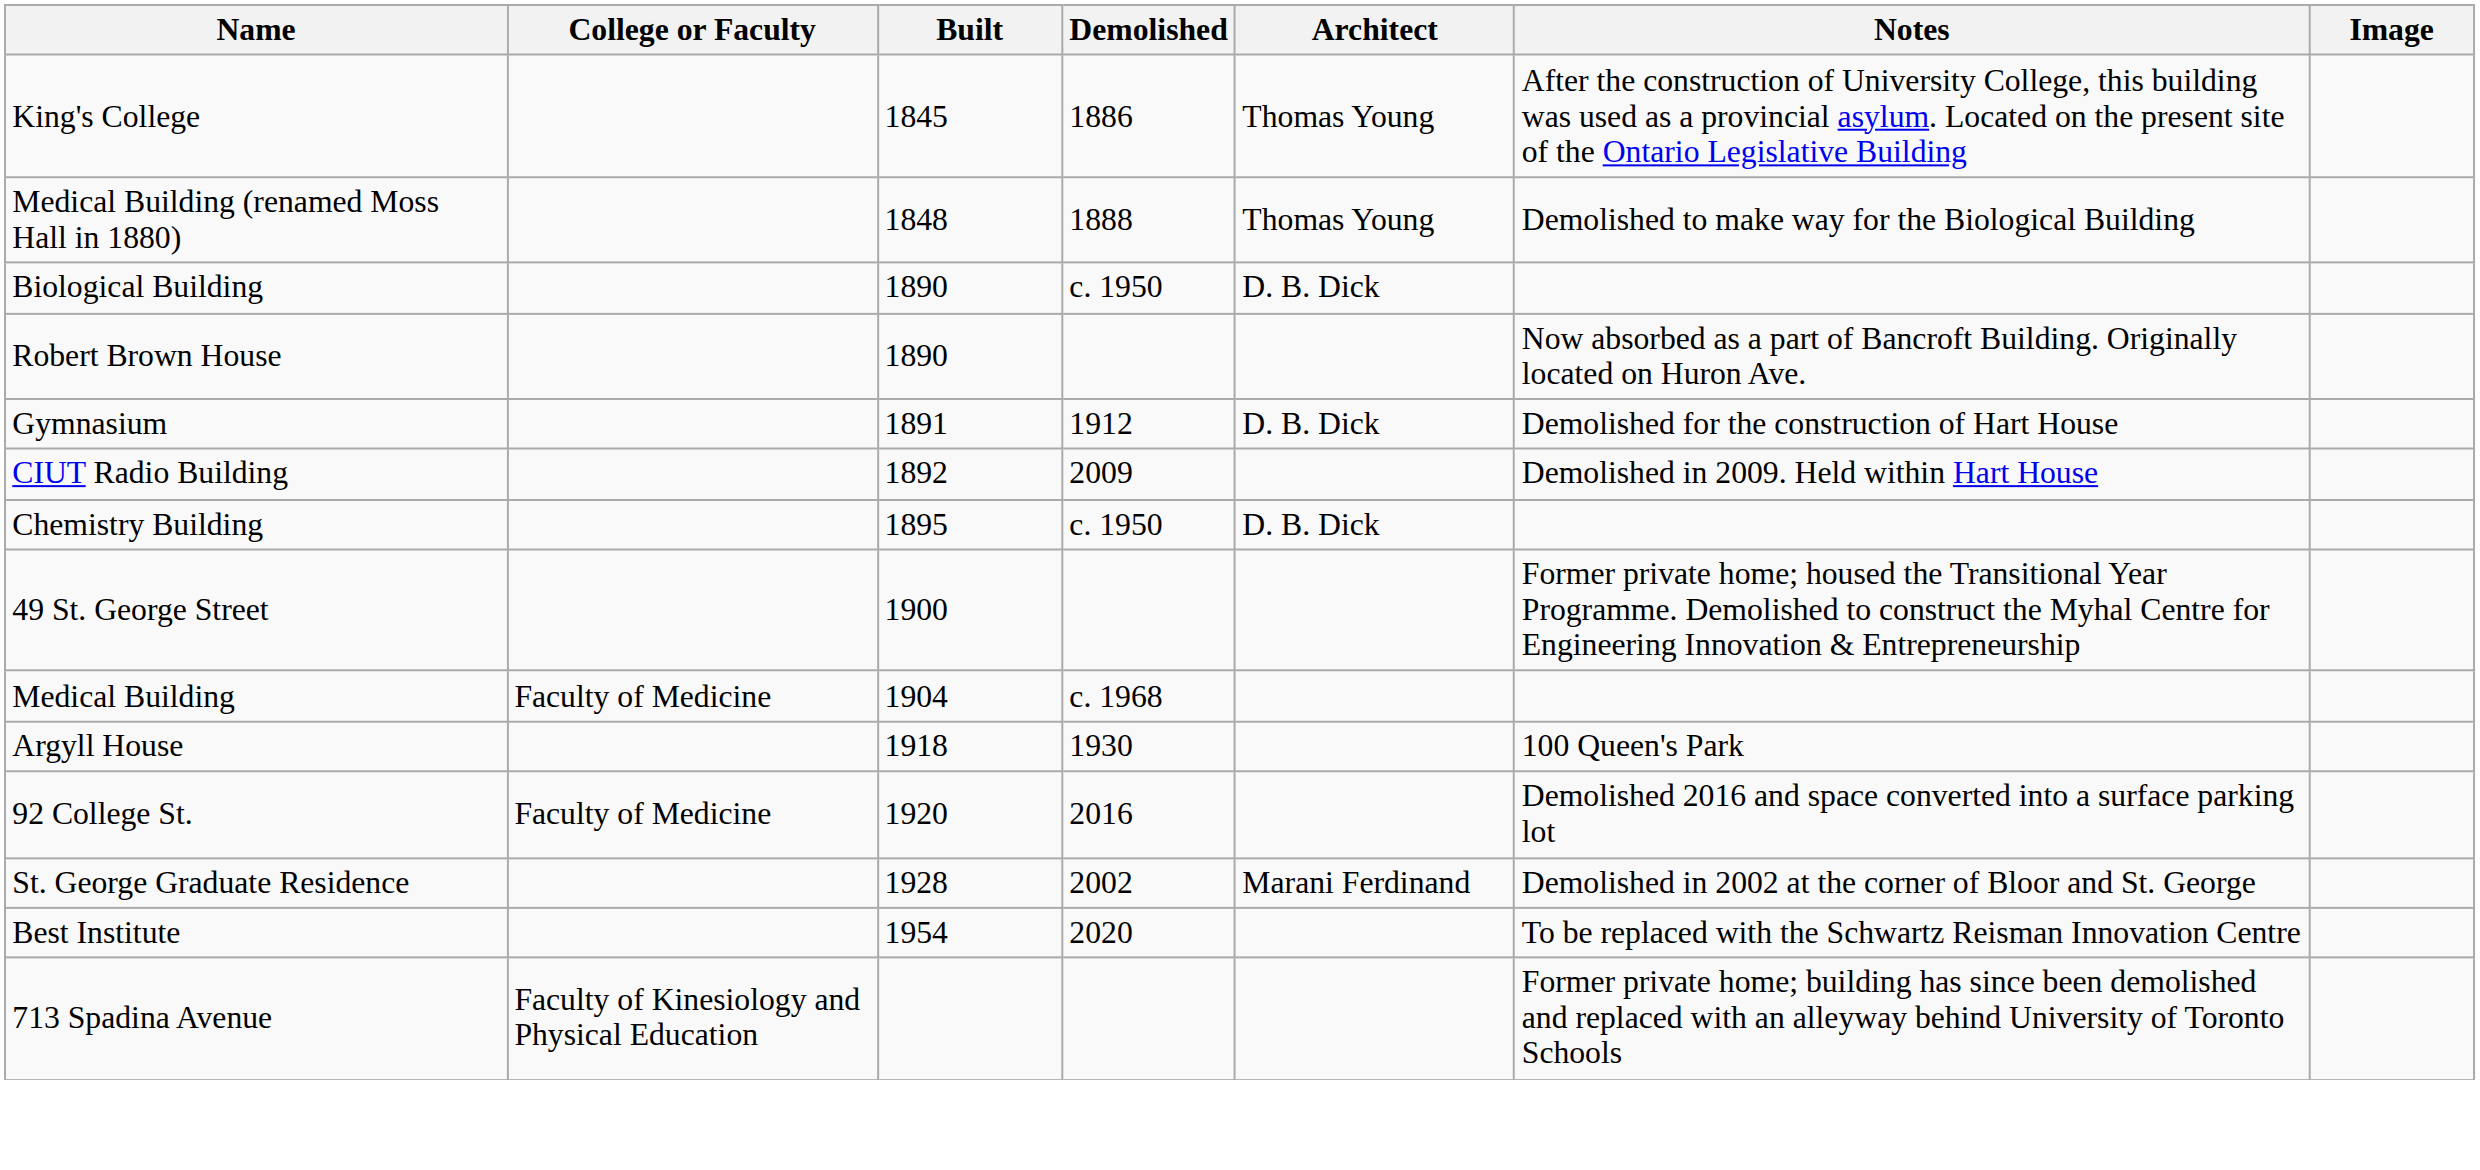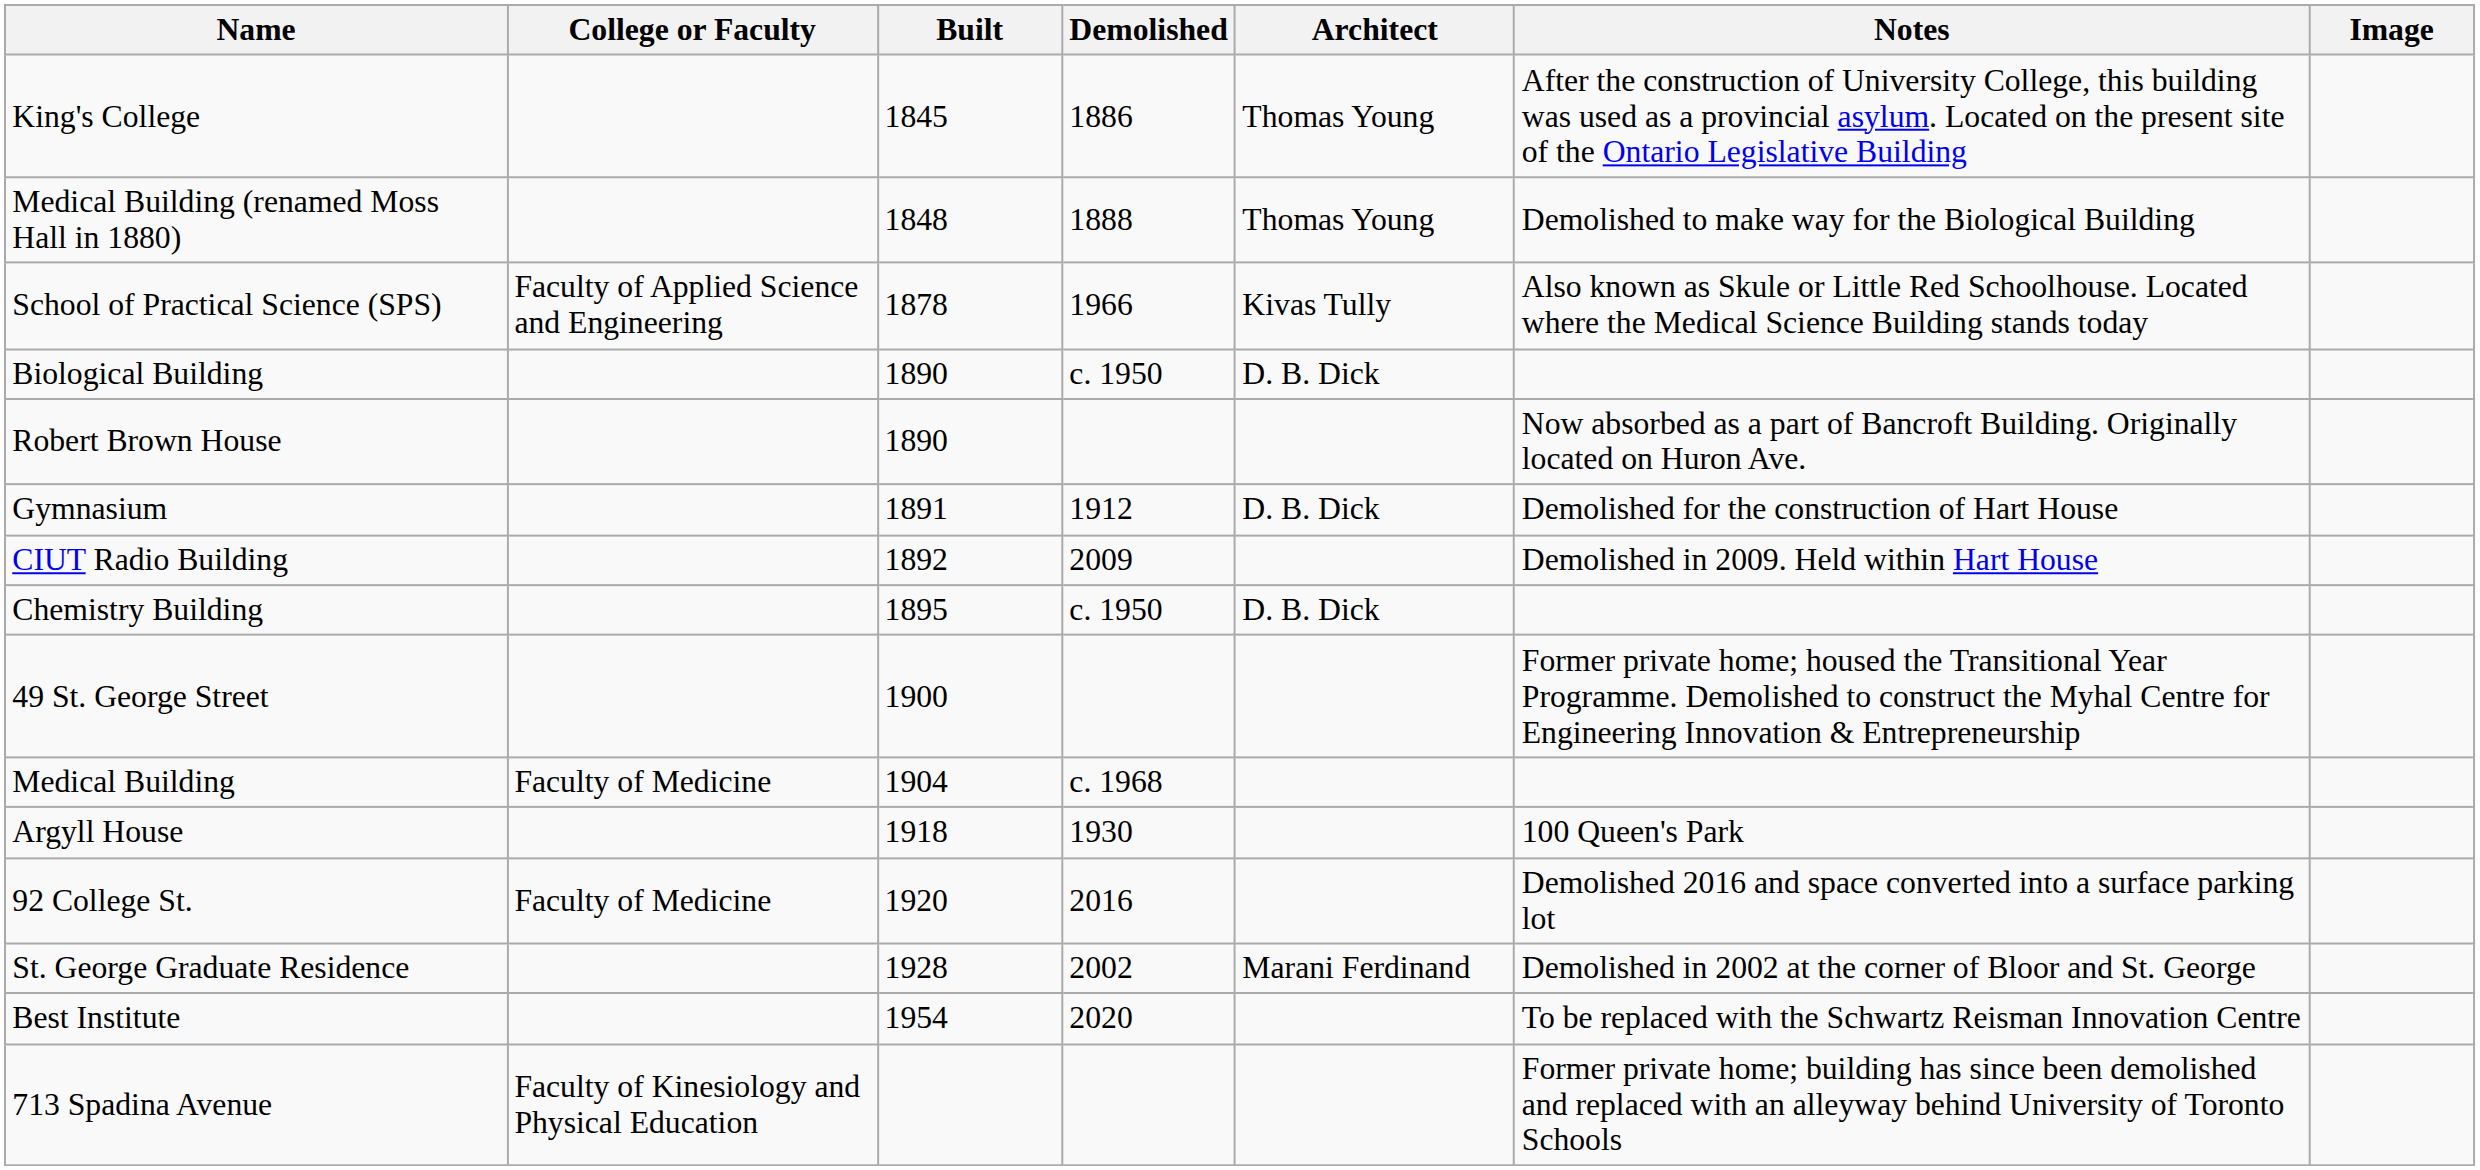+ row: (227, 305)
